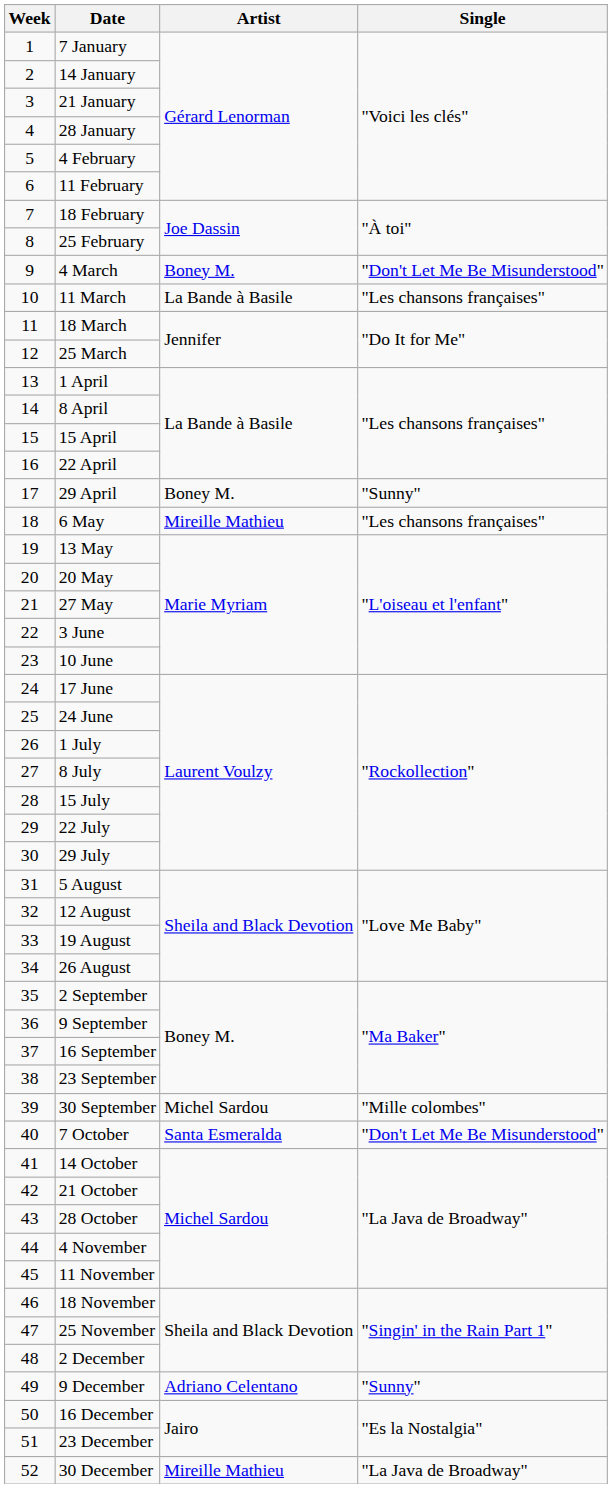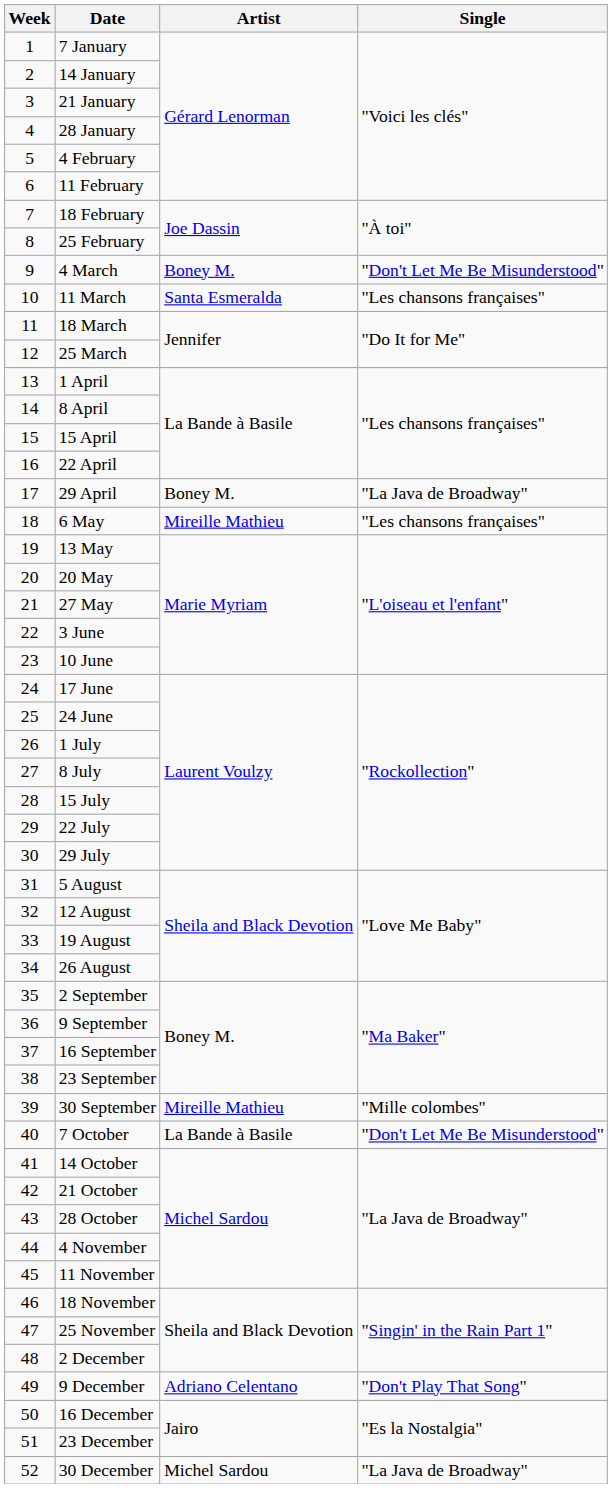(228, 297) La Bande à Basile -> (223, 297) Santa Esmeralda
(391, 492) "Sunny" -> (445, 492) "La Java de Broadway"
(216, 1107) Michel Sardou -> (224, 1107) Mireille Mathieu
(223, 1134) Santa Esmeralda -> (228, 1134) La Bande à Basile
(391, 1386) "Sunny" -> (444, 1386) "Don't Play That Song"
(224, 1469) Mireille Mathieu -> (216, 1469) Michel Sardou
